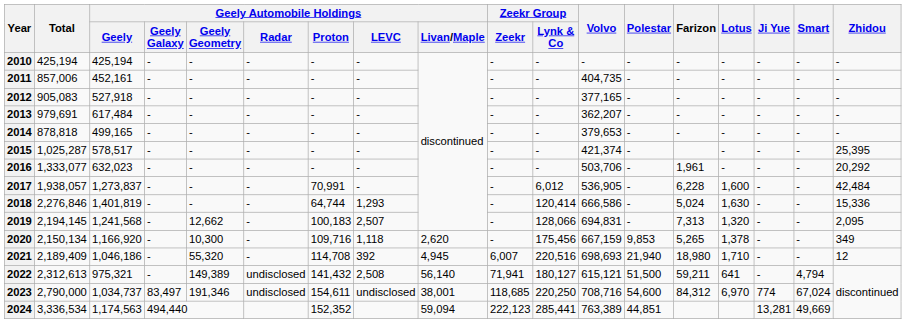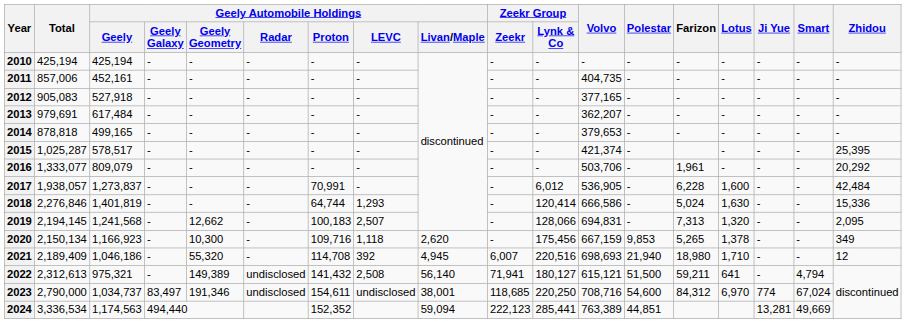(112, 168) 632,023 -> (112, 168) 809,079
(117, 239) 1,166,920 -> (117, 239) 1,166,923
